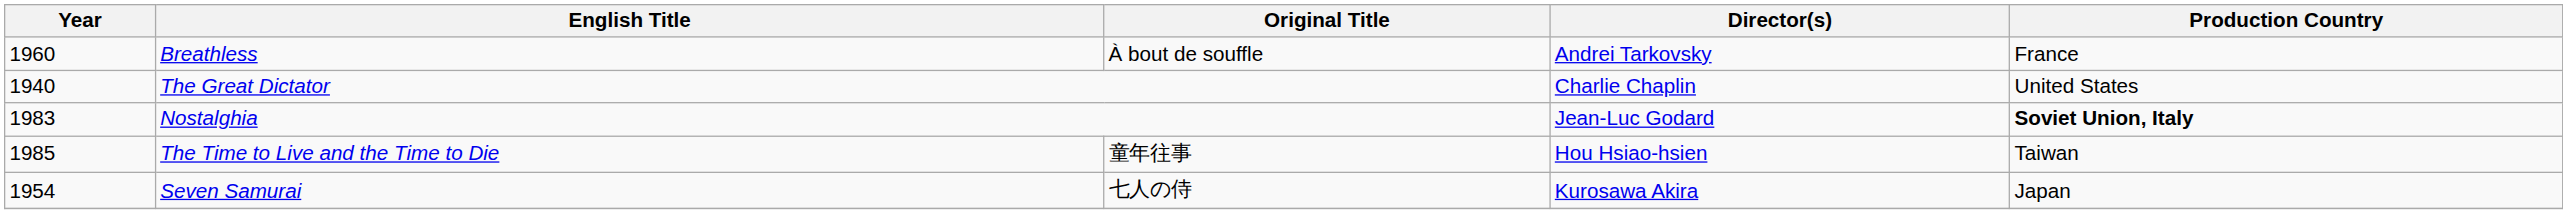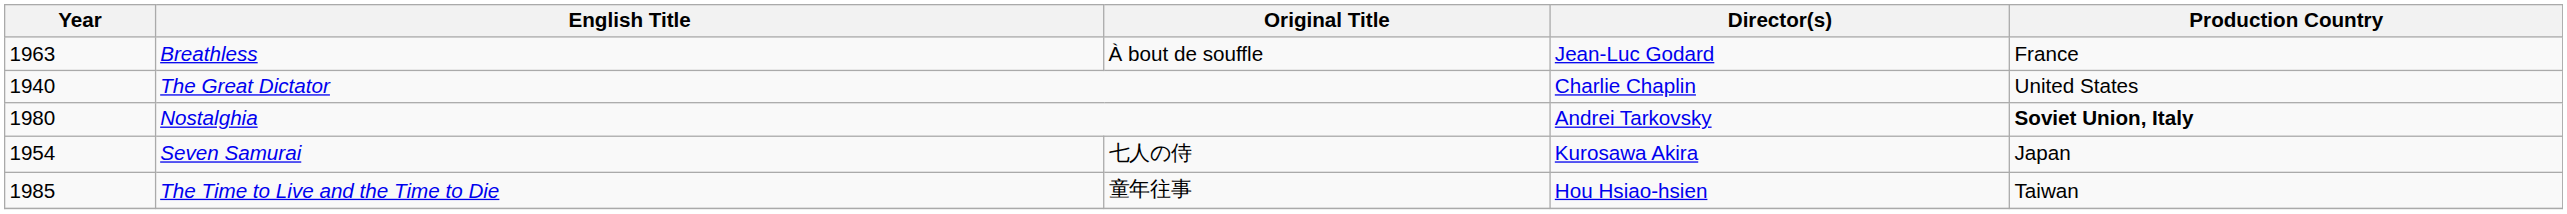(32, 53) 1960 -> (32, 53) 1963
(1633, 53) Andrei Tarkovsky -> (1635, 53) Jean-Luc Godard
(32, 119) 1983 -> (32, 119) 1980
(1635, 119) Jean-Luc Godard -> (1633, 119) Andrei Tarkovsky
rows swapped: (231, 190) <-> (330, 153)
